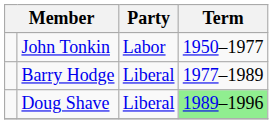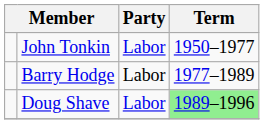(149, 75) Liberal -> (144, 75) Labor
(149, 103) Liberal -> (144, 103) Labor
